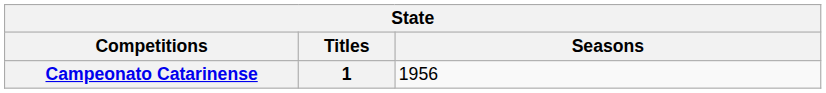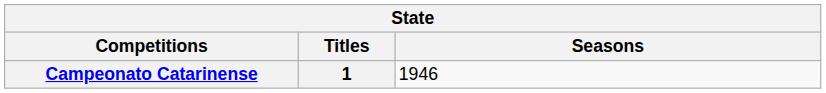(418, 74) 1956 -> (418, 74) 1946
